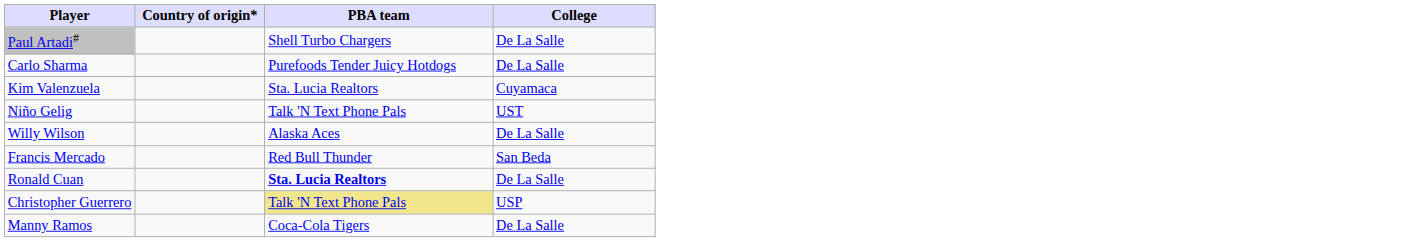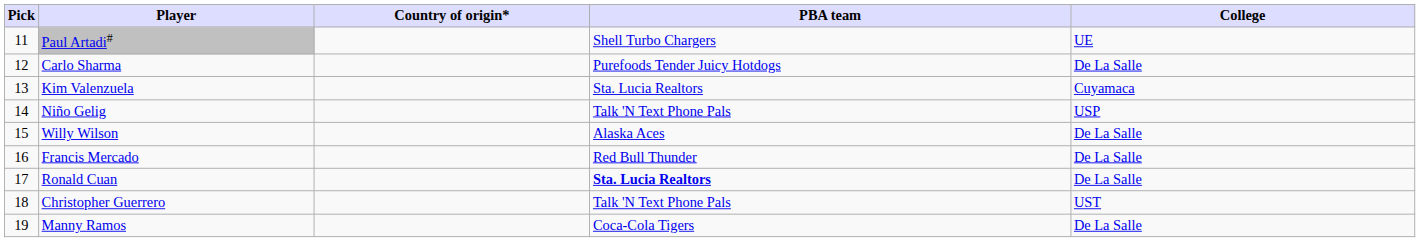+ column: (21, 15)
(530, 40) De La Salle -> (1083, 40) UE
(510, 111) UST -> (1087, 111) USP
(523, 156) San Beda -> (1108, 156) De La Salle
(337, 202) khaki background -> (662, 202) no background
(509, 202) USP -> (1087, 202) UST
